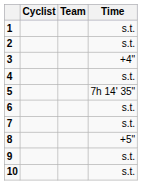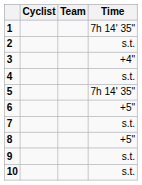(128, 28) s.t. -> (113, 28) 7h 14' 35"
(128, 108) s.t. -> (128, 108) +5"
